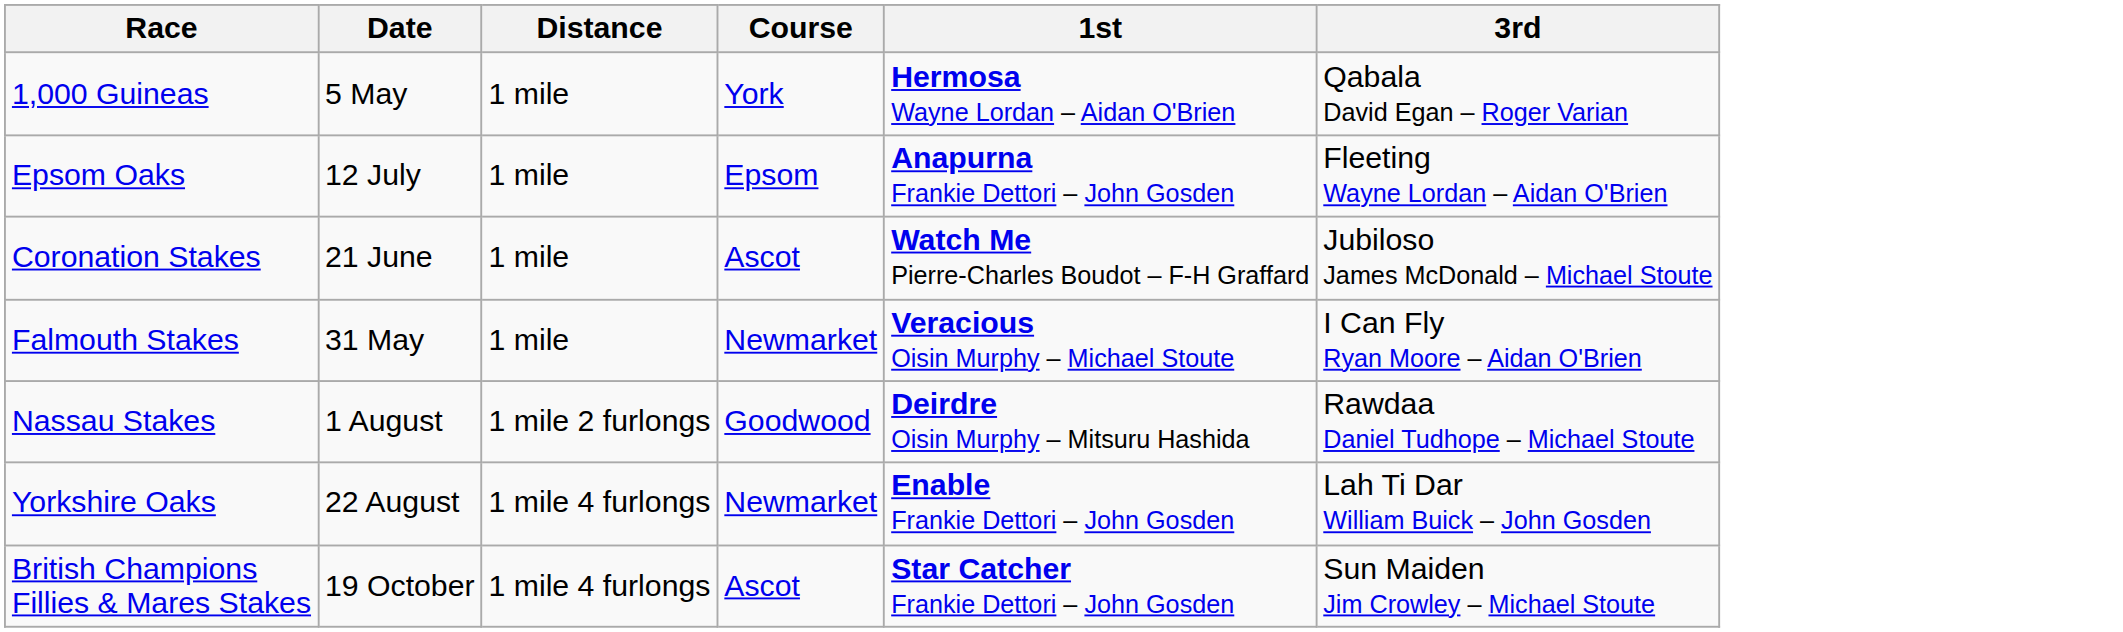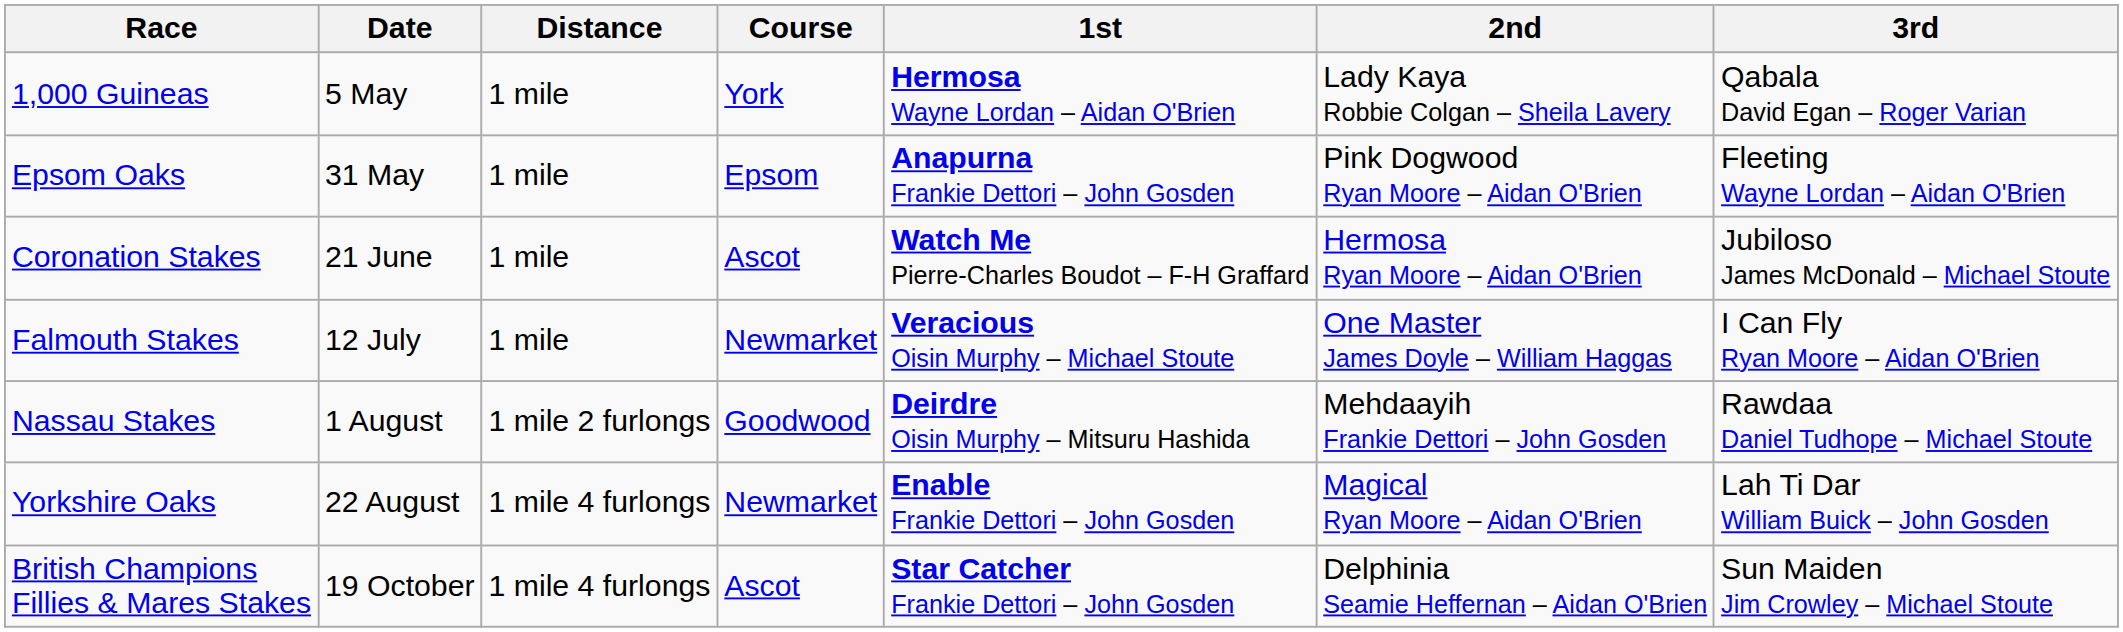+ column: (1515, 28)
(373, 175) 12 July -> (375, 175) 31 May
(375, 339) 31 May -> (373, 339) 12 July
